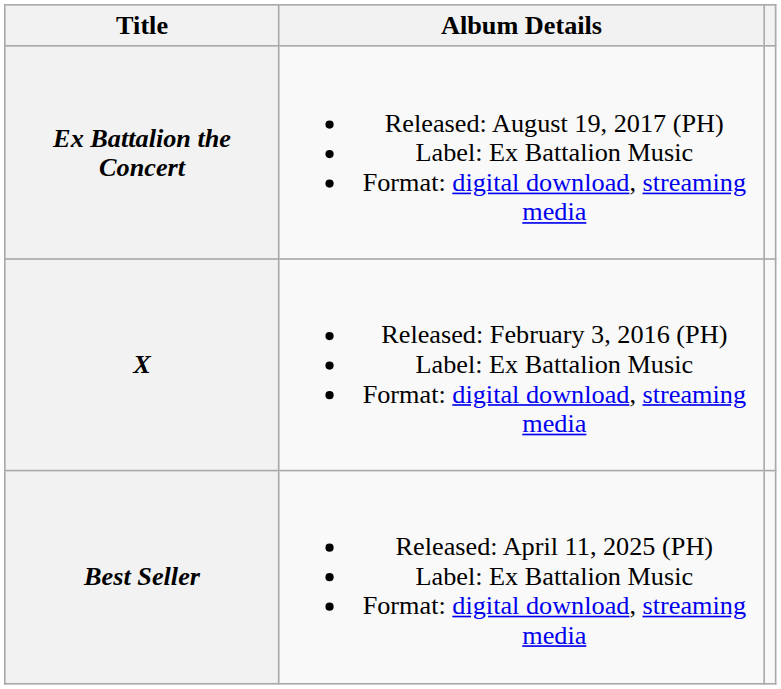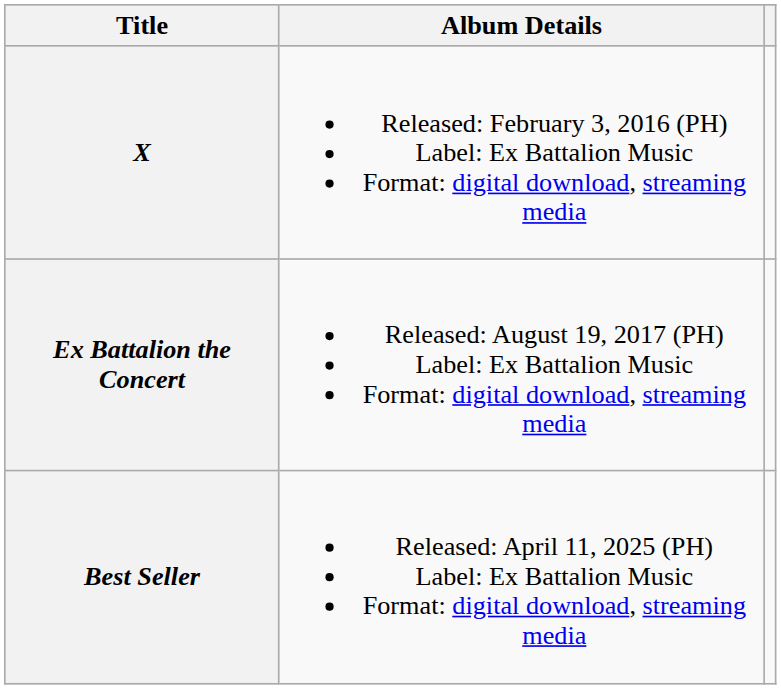rows swapped: (142, 364) <-> (142, 152)
